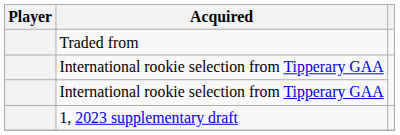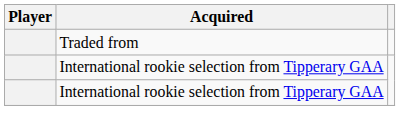- row: (30, 118)
